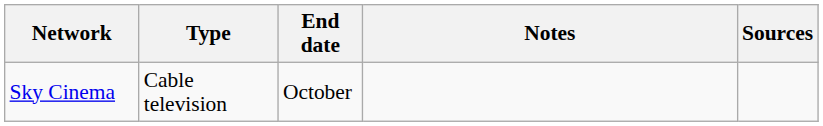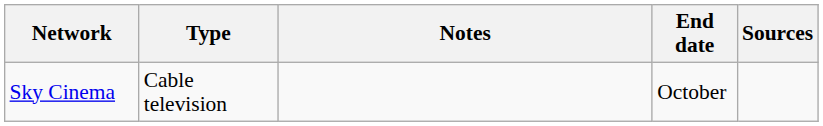columns swapped: (320, 33) <-> (550, 33)
